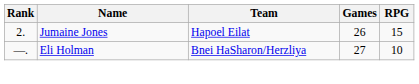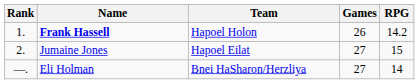+ row: (75, 32)
(360, 32) 26 -> (360, 50) 27
(397, 50) 10 -> (397, 69) 14
